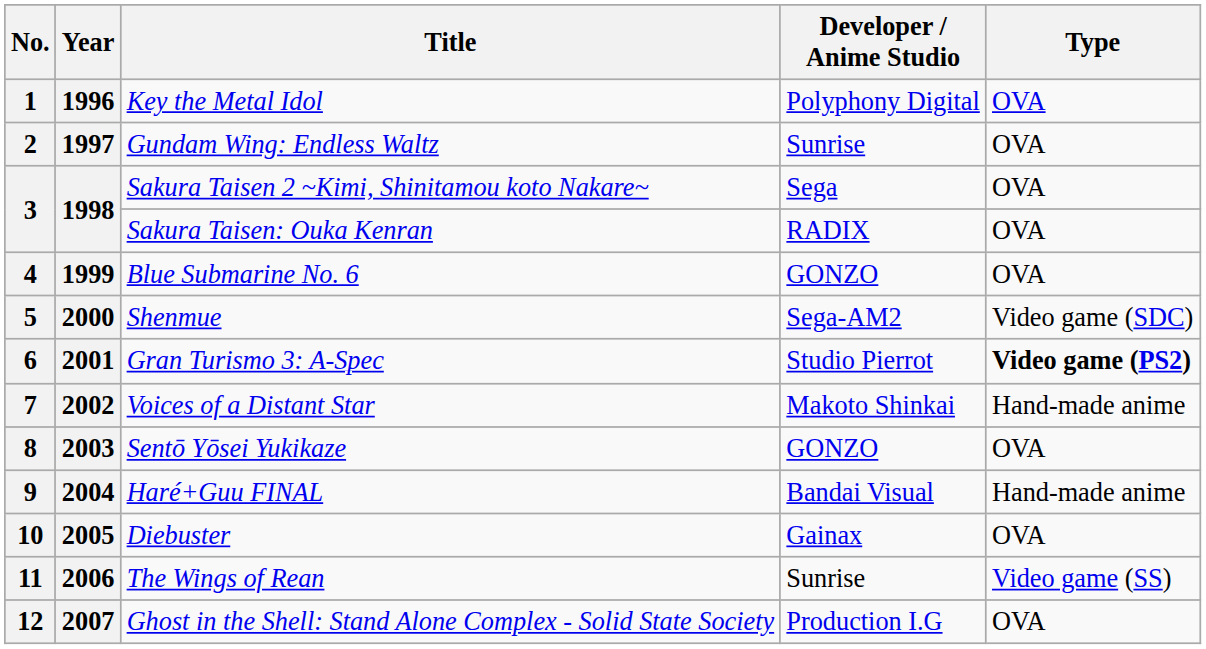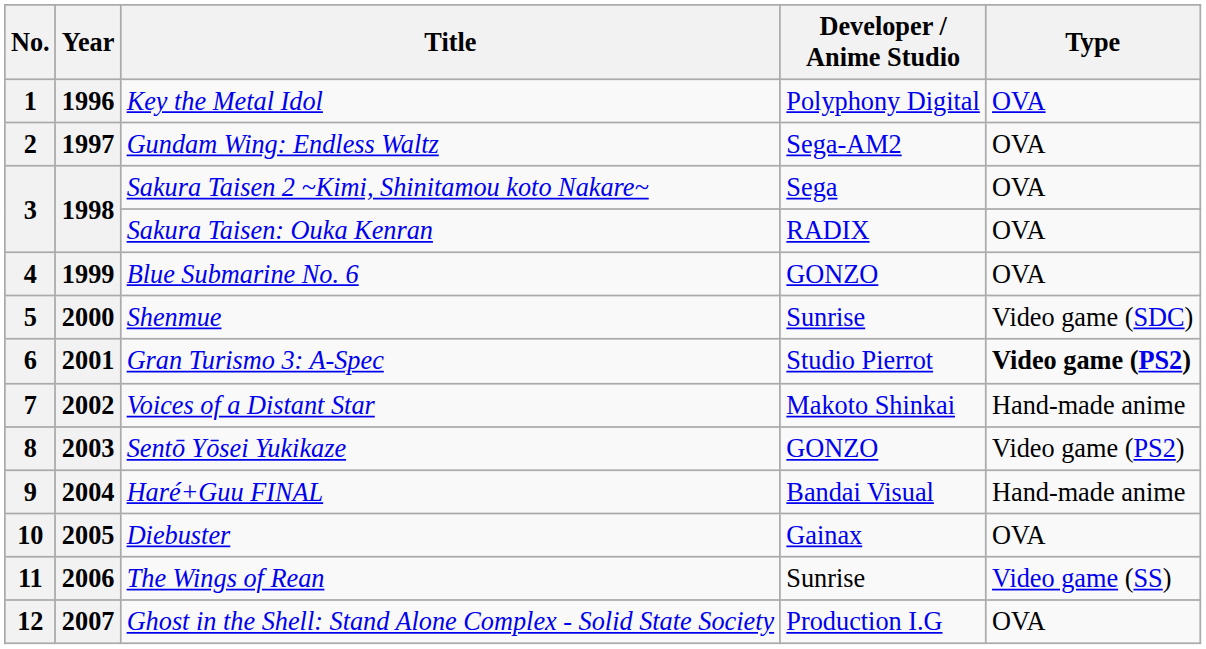(826, 144) Sunrise -> (844, 144) Sega-AM2
(844, 317) Sega-AM2 -> (826, 317) Sunrise
(1019, 447) OVA -> (1088, 447) Video game (PS2)
